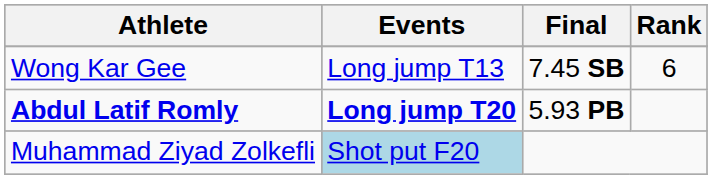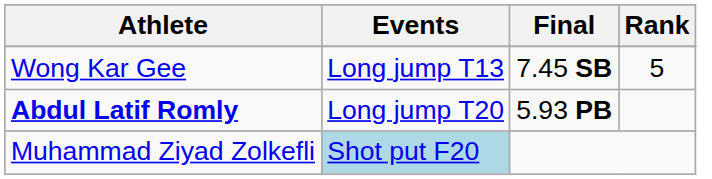(669, 67) 6 -> (657, 67) 5
(422, 109) bold -> (416, 109) normal
